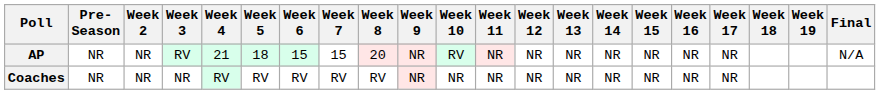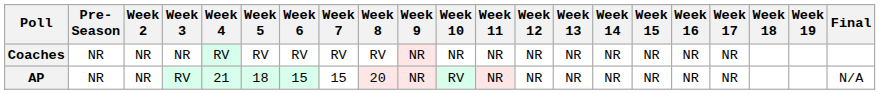rows swapped: (36, 55) <-> (36, 78)
